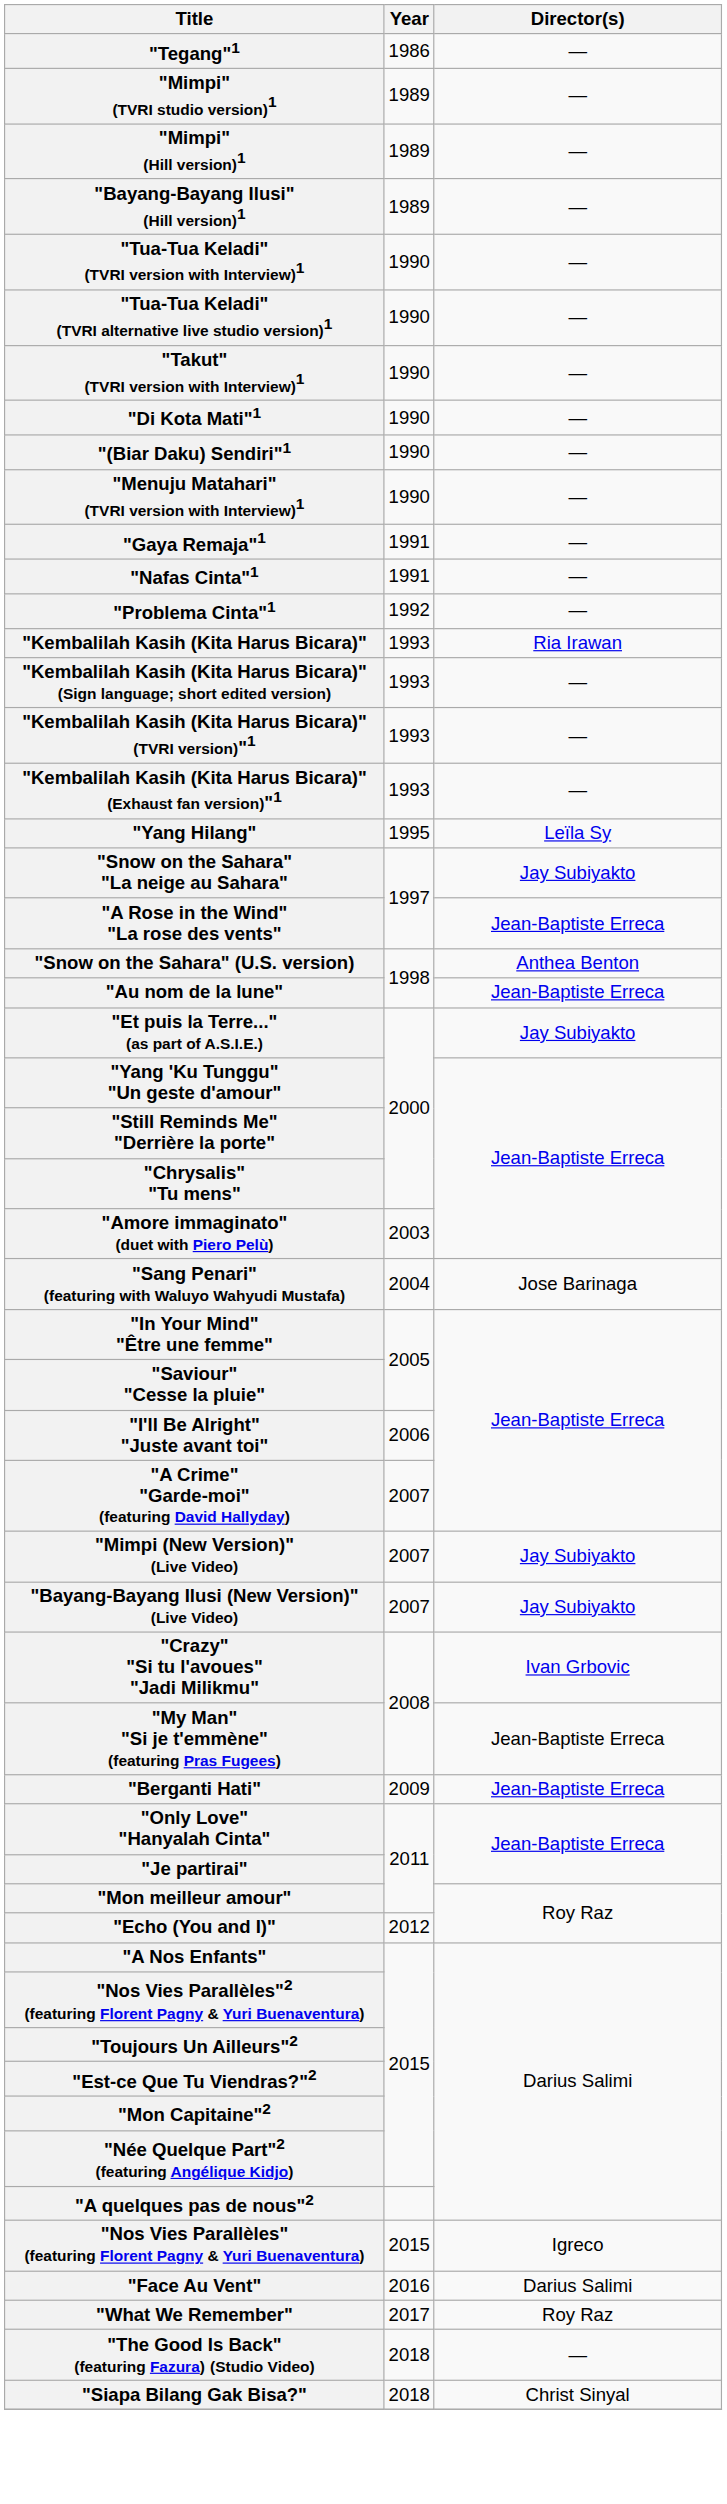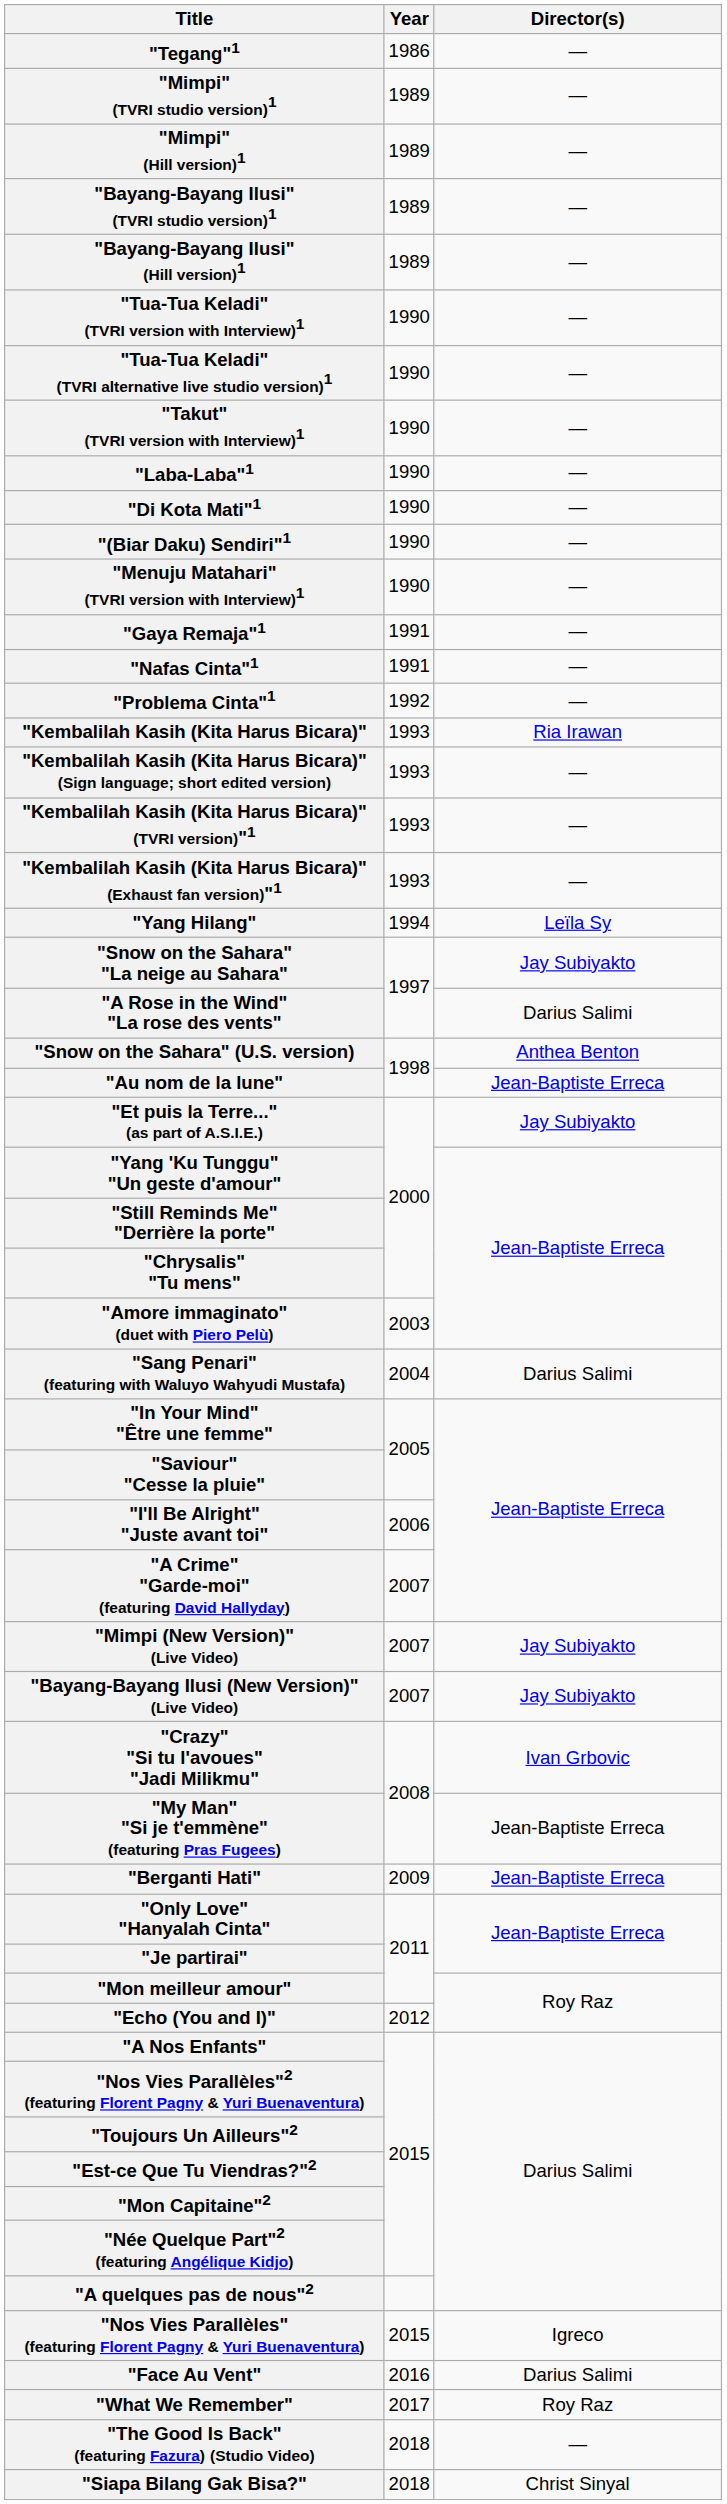+ row: (194, 206)
+ row: (194, 472)
(409, 833) 1995 -> (409, 922) 1994
(578, 923) Jean-Baptiste Erreca -> (578, 1013) Darius Salimi
(578, 1284) Jose Barinaga -> (578, 1373) Darius Salimi
